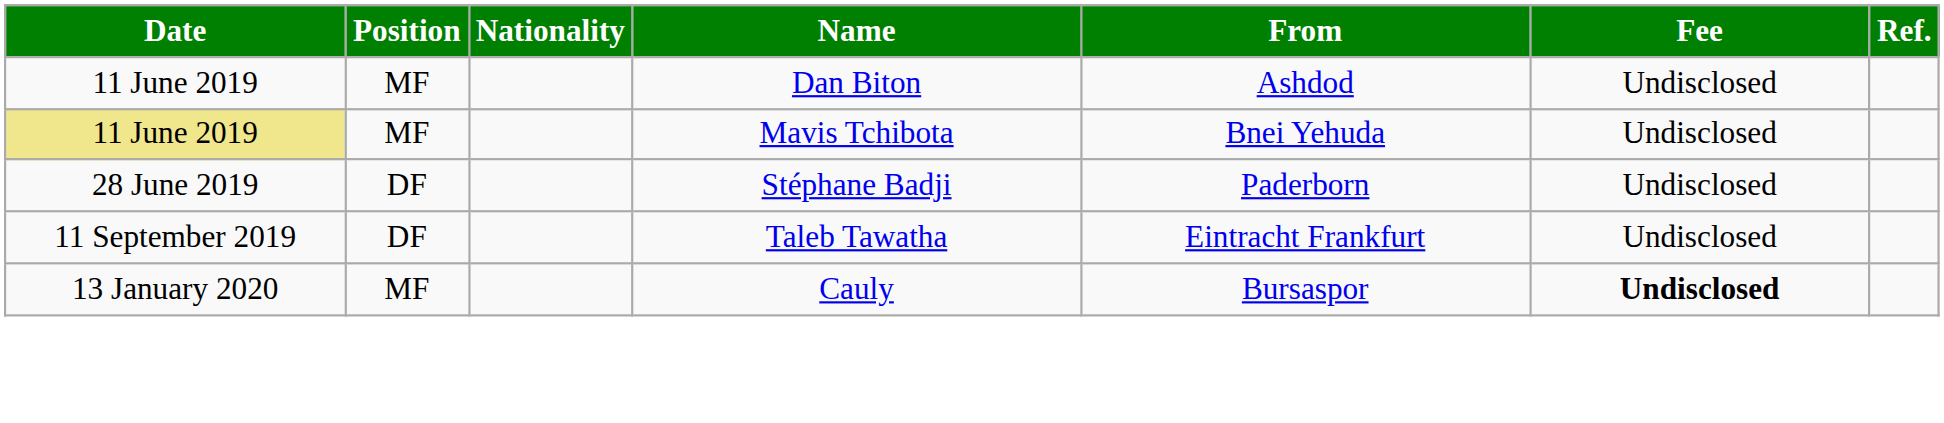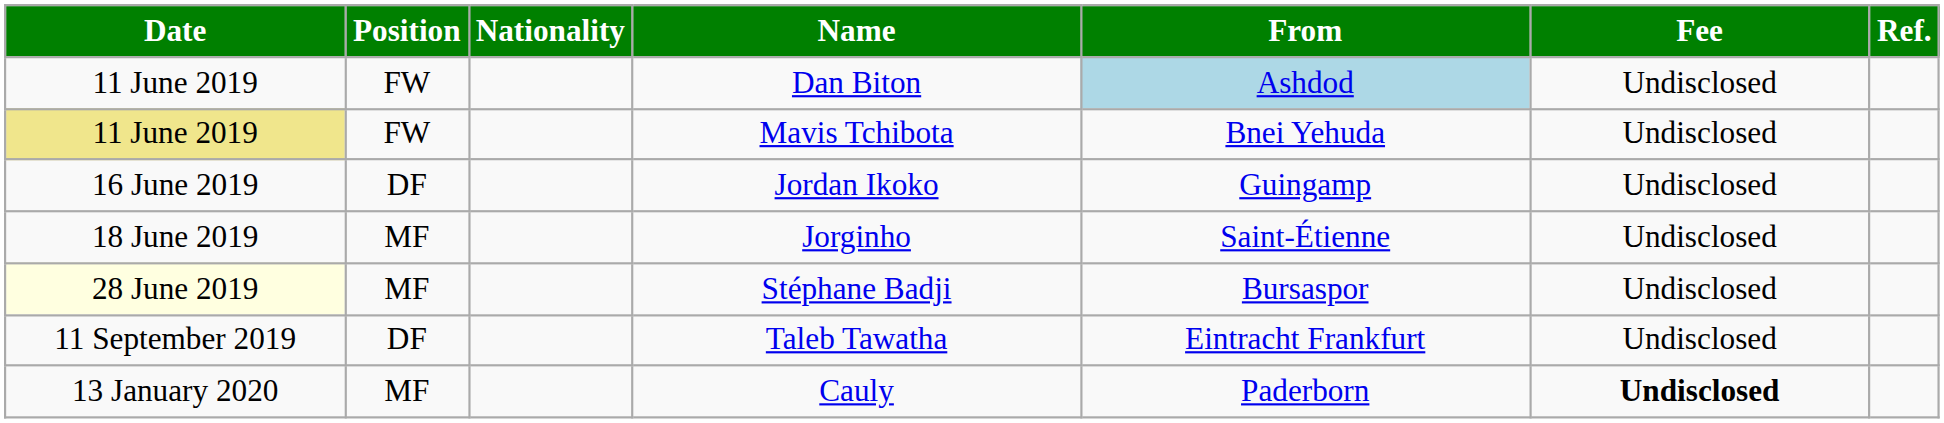(407, 82) MF -> (407, 82) FW
(1305, 82) no background -> (1305, 82) lightblue background
(407, 133) MF -> (407, 133) FW
+ row: (857, 185)
+ row: (857, 236)
(175, 185) no background -> (175, 288) lightyellow background
(407, 185) DF -> (407, 288) MF
(1305, 185) Paderborn -> (1305, 288) Bursaspor
(1305, 288) Bursaspor -> (1305, 391) Paderborn
